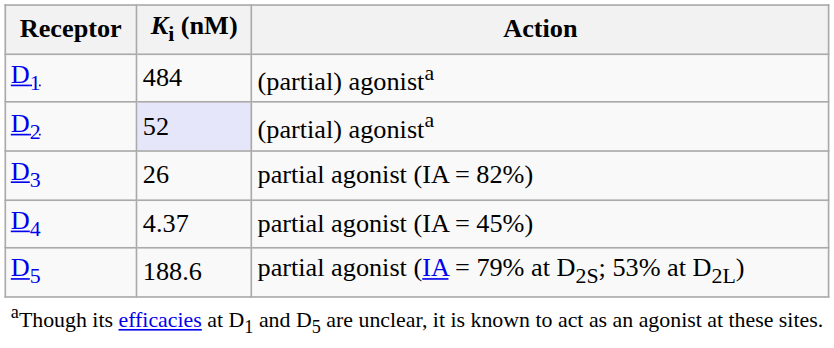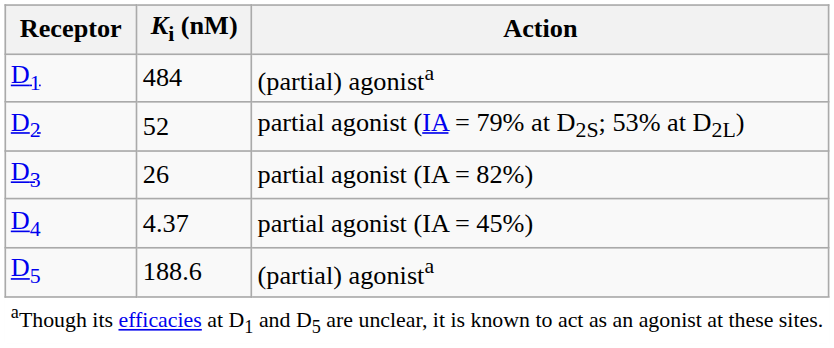(156, 126) lavender background -> (156, 126) no background
(346, 126) (partial) agonista -> (501, 126) partial agonist (IA = 79% at D2S; 53% at D2L)
(501, 271) partial agonist (IA = 79% at D2S; 53% at D2L) -> (346, 271) (partial) agonista
